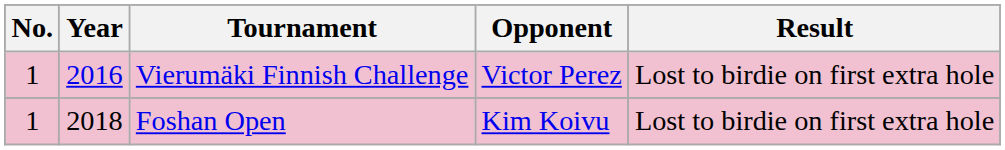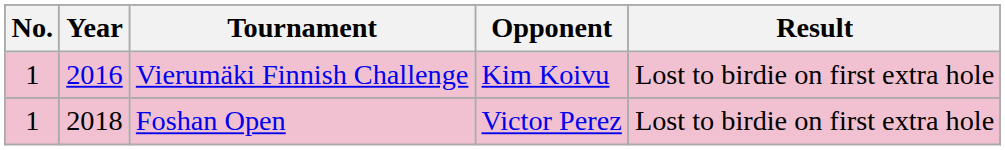(552, 74) Victor Perez -> (545, 74) Kim Koivu
(545, 121) Kim Koivu -> (552, 121) Victor Perez
